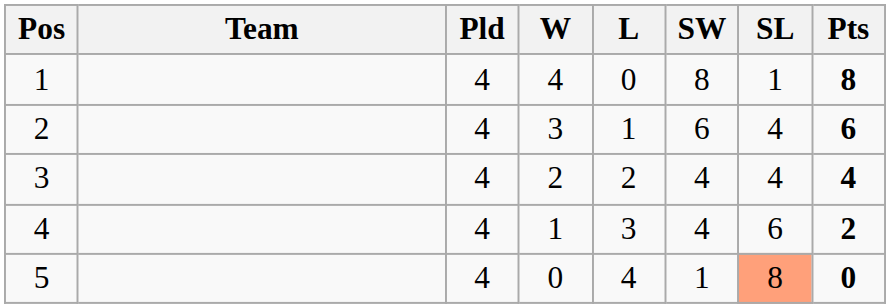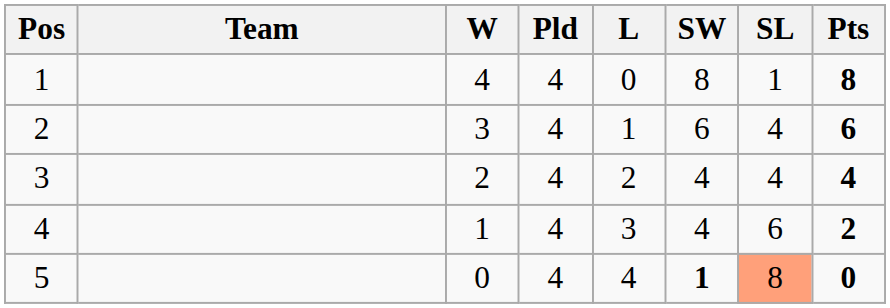columns swapped: (482, 29) <-> (555, 29)
(702, 278) normal -> (702, 278) bold
